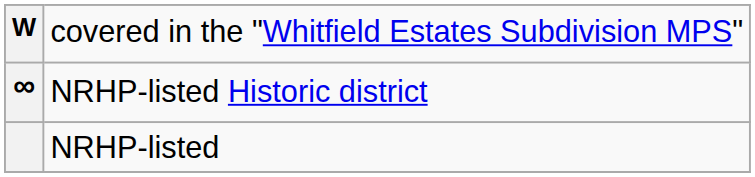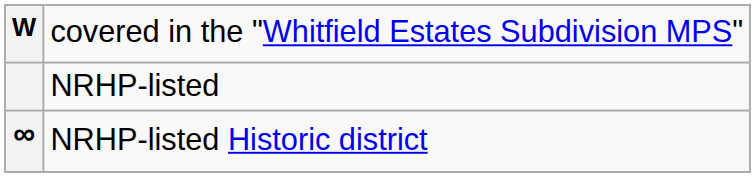rows swapped: (135, 146) <-> (239, 91)
